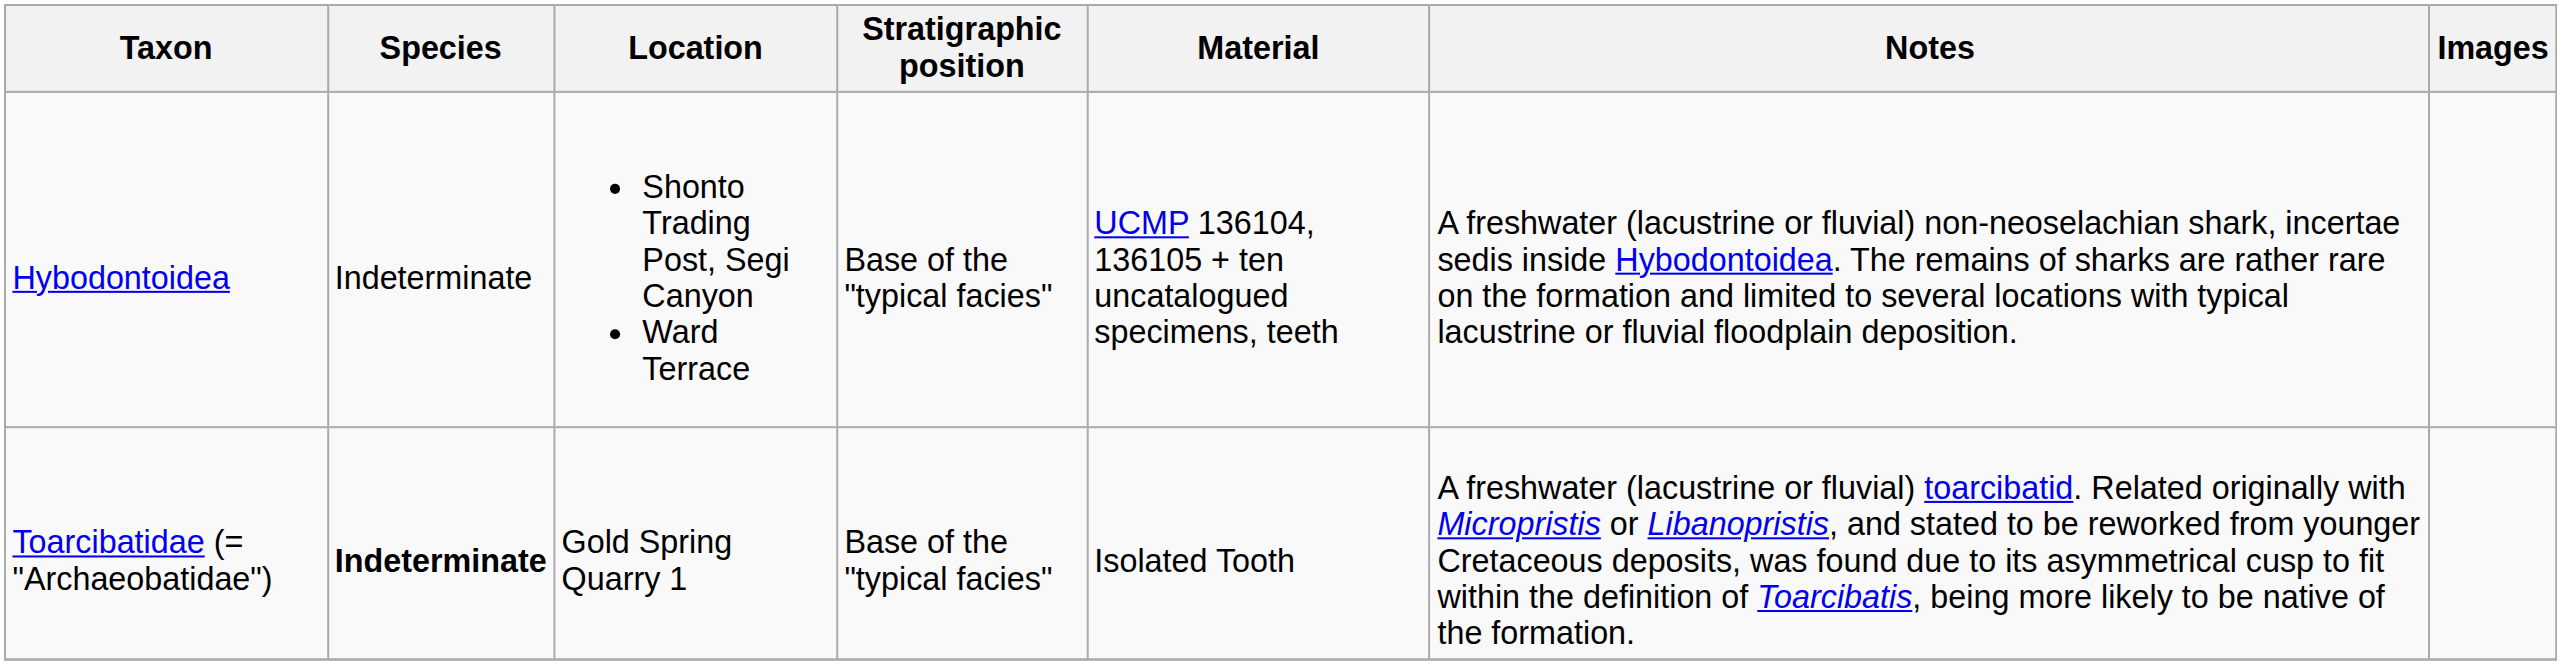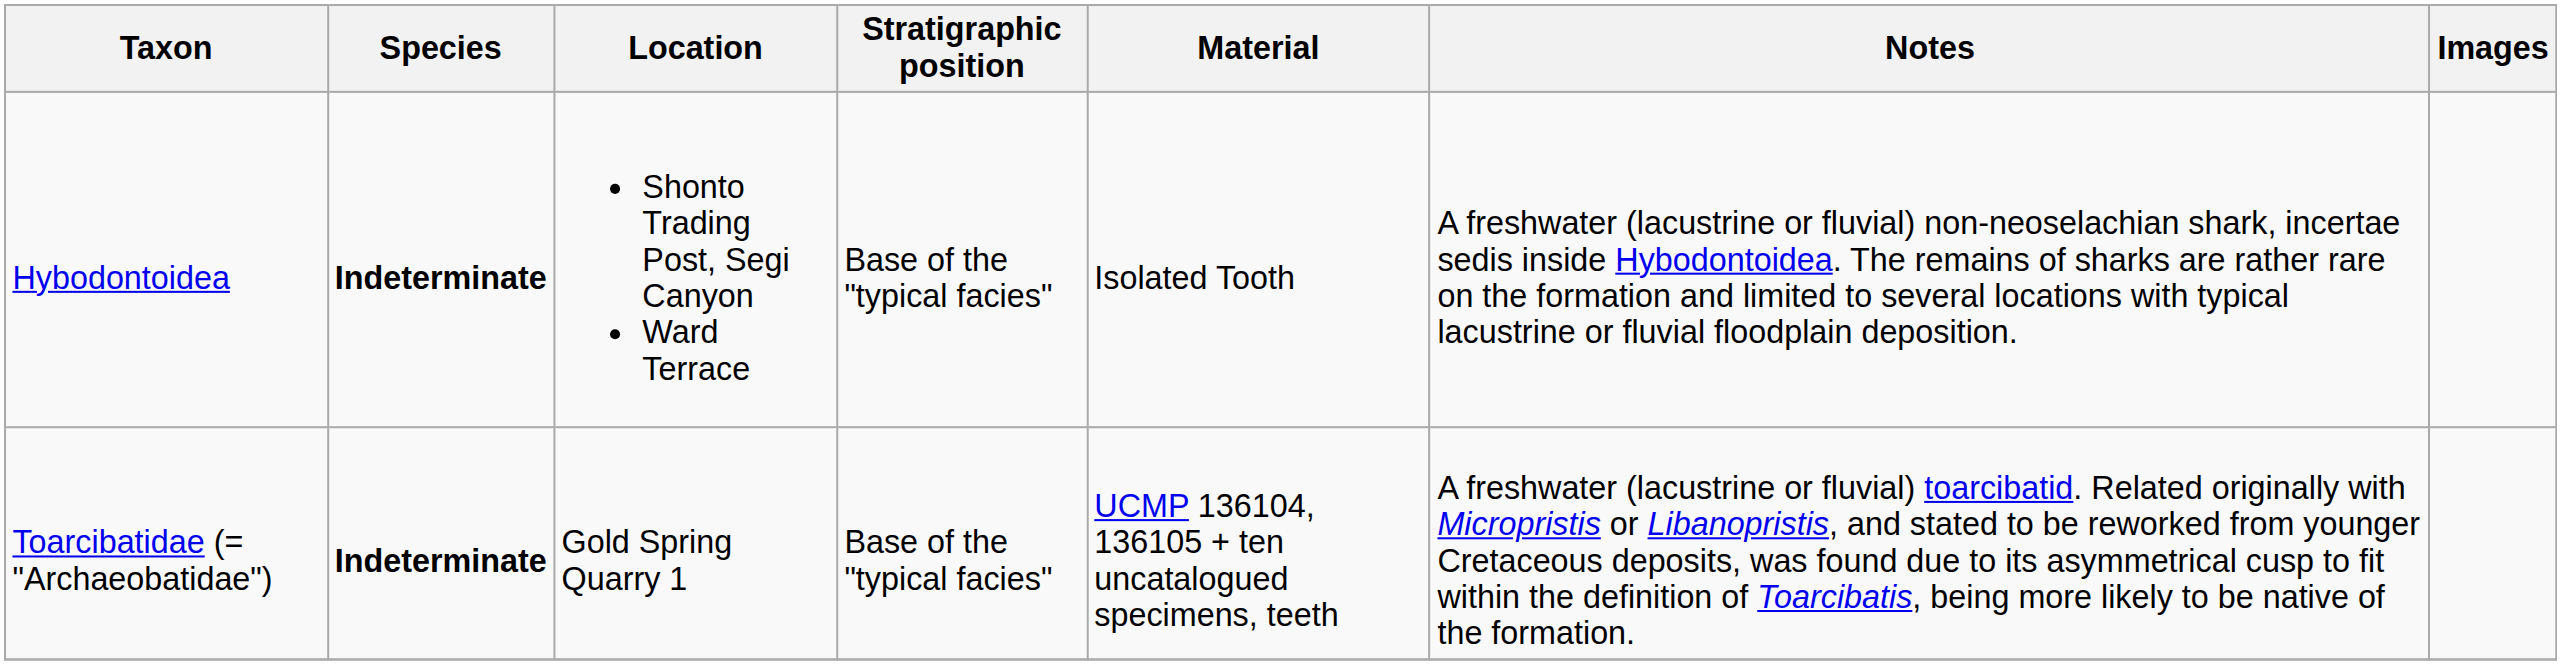(434, 277) normal -> (441, 277) bold
(1216, 277) UCMP 136104, 136105 + ten uncatalogued specimens, teeth -> (1195, 277) Isolated Tooth
(1195, 560) Isolated Tooth -> (1216, 560) UCMP 136104, 136105 + ten uncatalogued specimens, teeth
